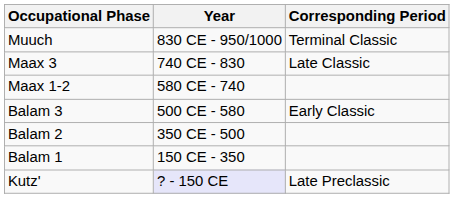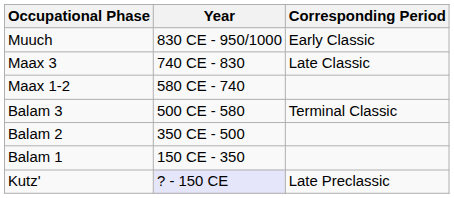(343, 39) Terminal Classic -> (332, 39) Early Classic
(332, 110) Early Classic -> (343, 110) Terminal Classic
